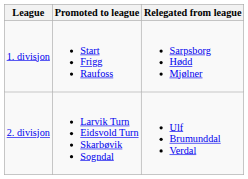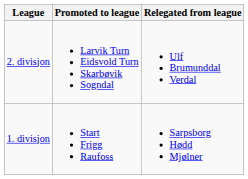rows swapped: (28, 56) <-> (28, 133)
